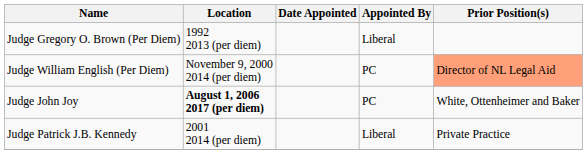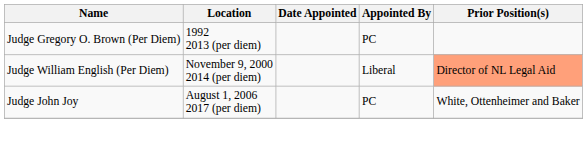(379, 38) Liberal -> (369, 38) PC
(369, 70) PC -> (379, 70) Liberal
(225, 102) bold -> (223, 102) normal
- row: (72, 133)
